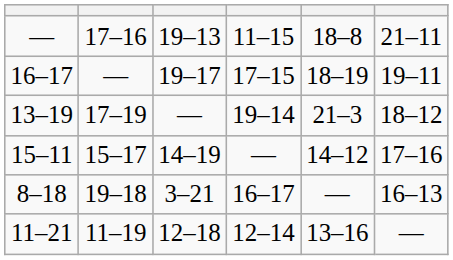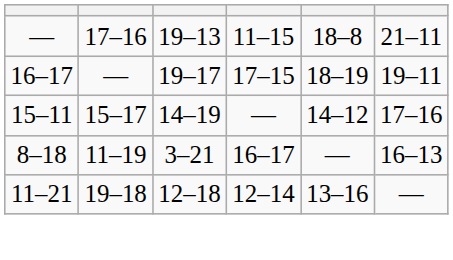- row: (42, 114)
(116, 194) 19–18 -> (116, 154) 11–19
(116, 233) 11–19 -> (116, 194) 19–18
